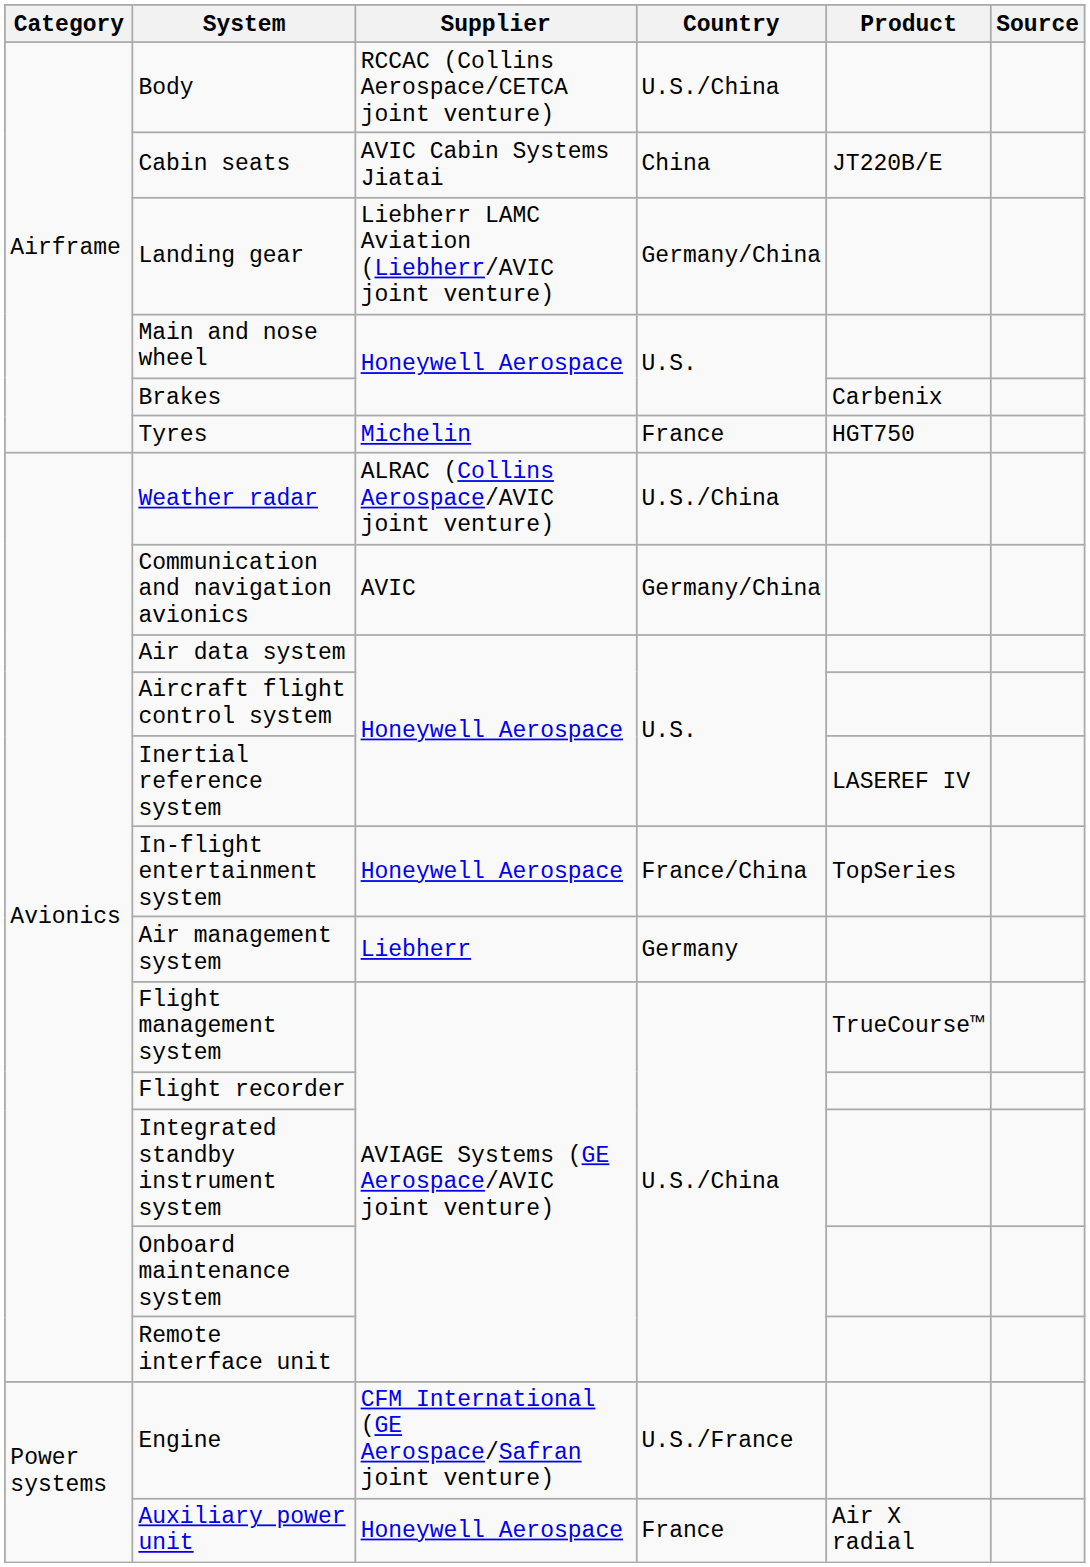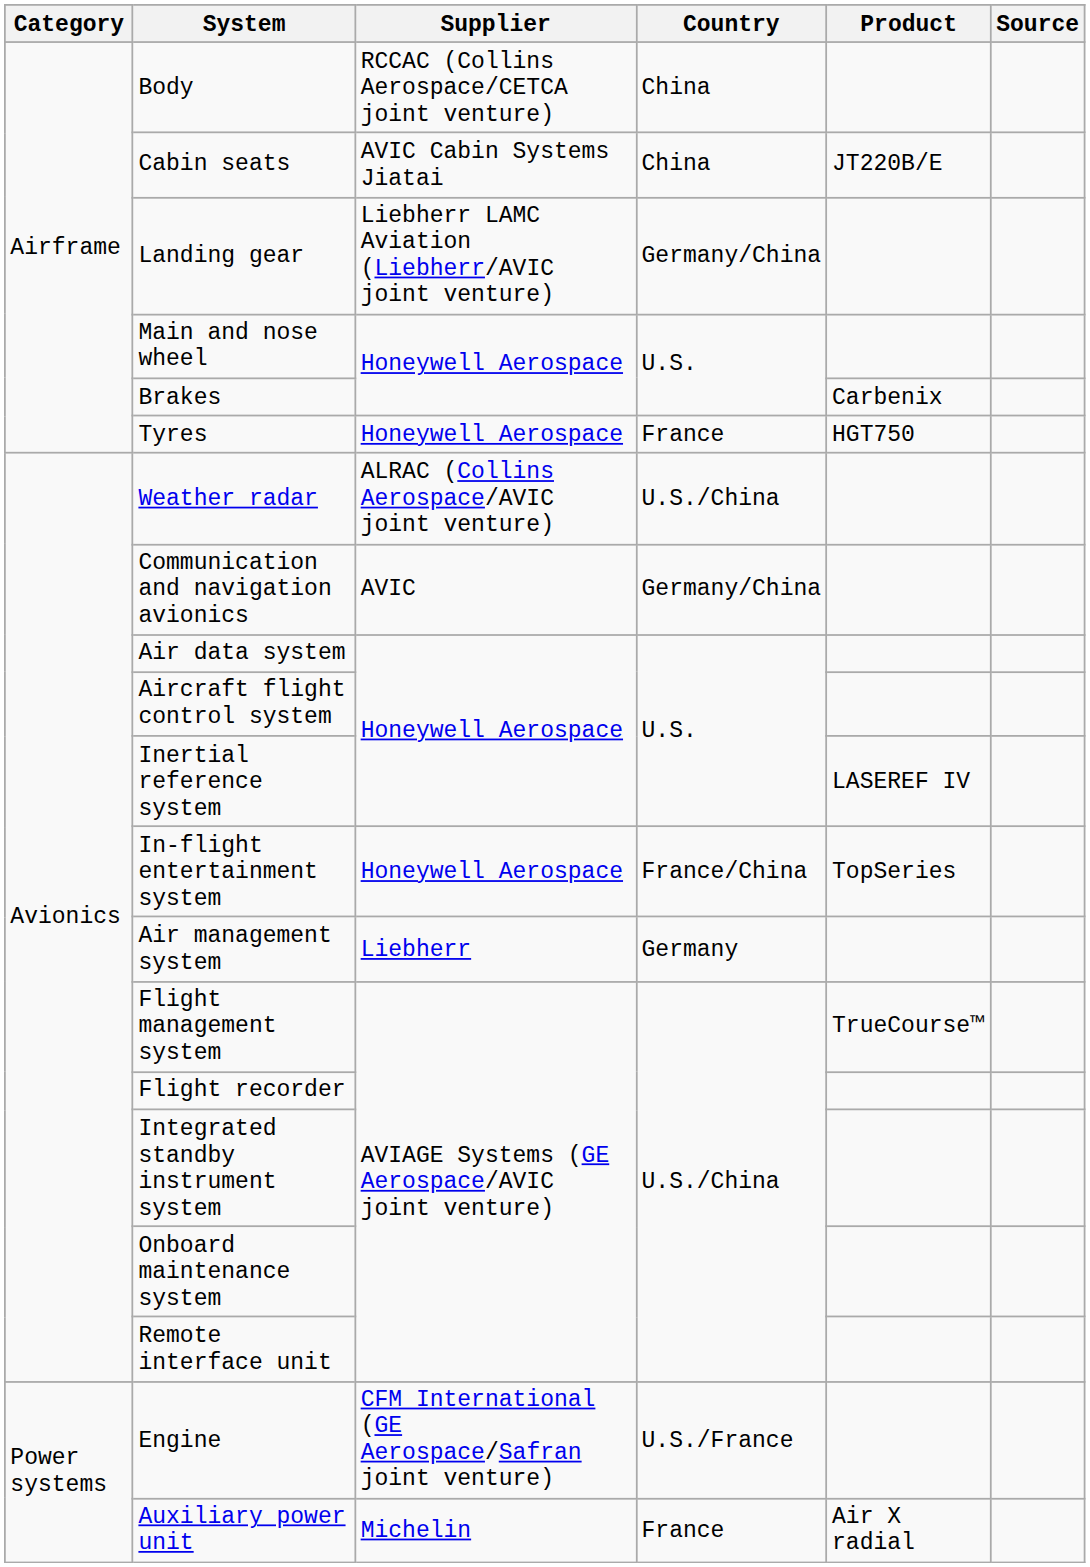(711, 88) U.S./China -> (676, 88) China
(416, 434) Michelin -> (492, 434) Honeywell Aerospace
(492, 1530) Honeywell Aerospace -> (416, 1530) Michelin
